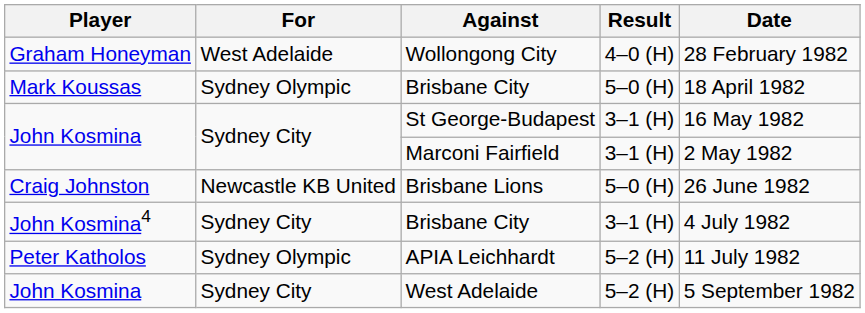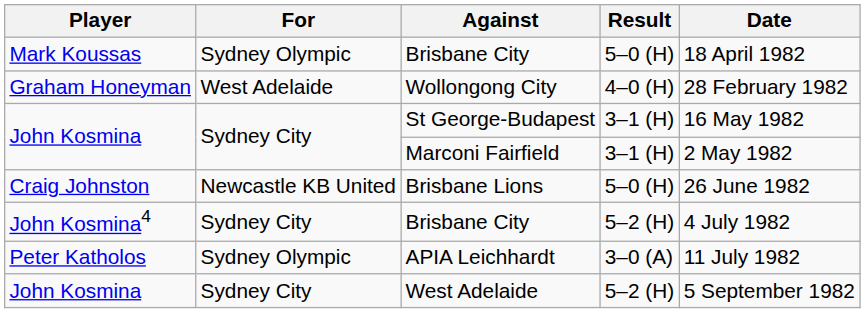rows swapped: (100, 53) <-> (75, 86)
(639, 221) 3–1 (H) -> (639, 221) 5–2 (H)
(639, 257) 5–2 (H) -> (639, 257) 3–0 (A)
